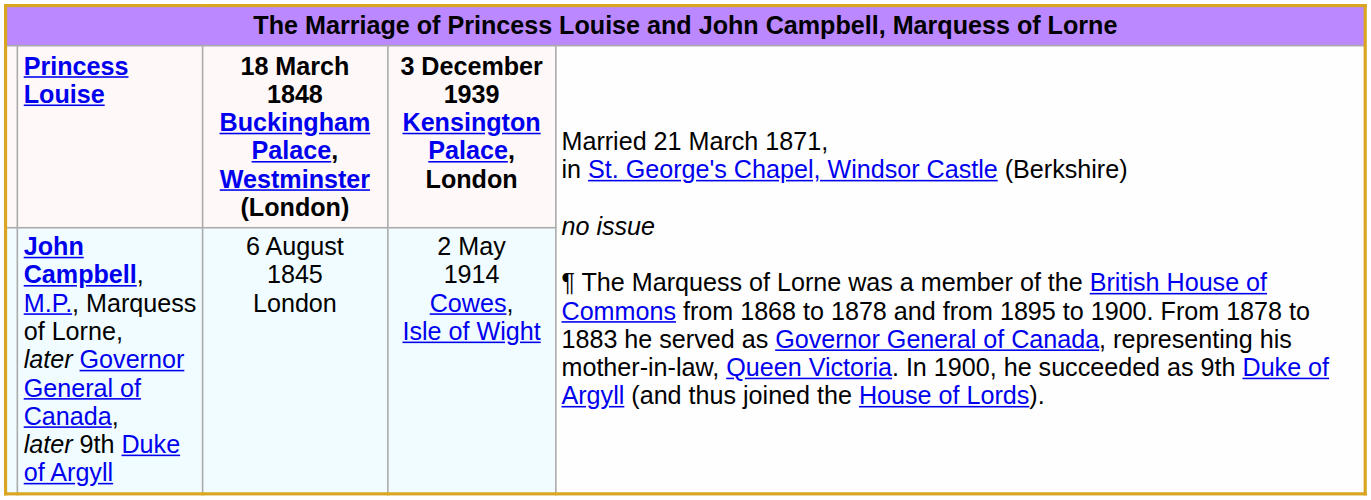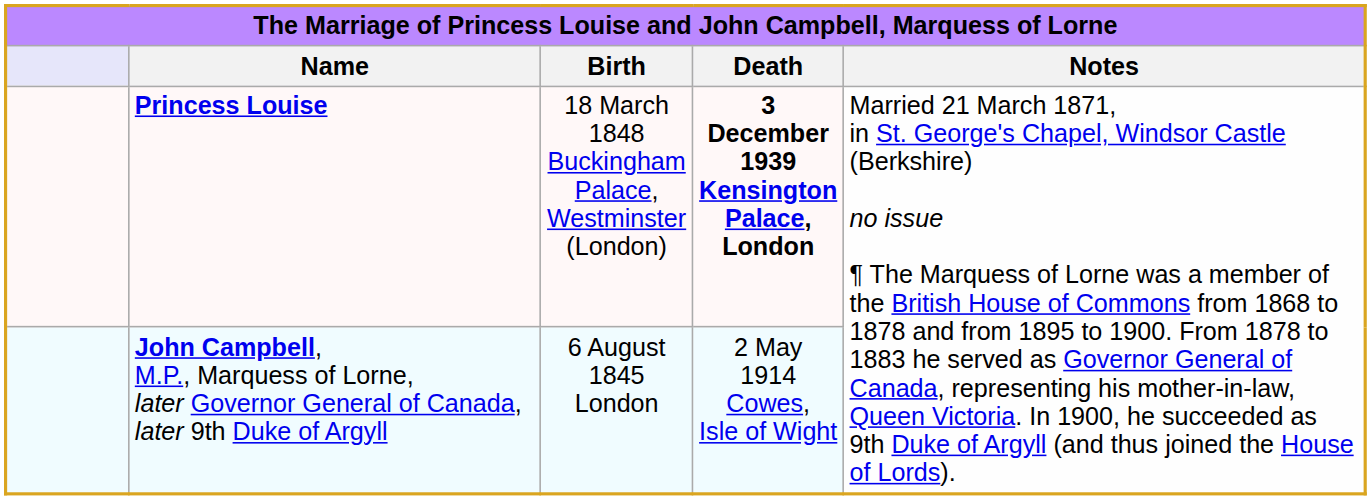+ row: (335, 65)
(295, 136) bold -> (617, 176) normal
